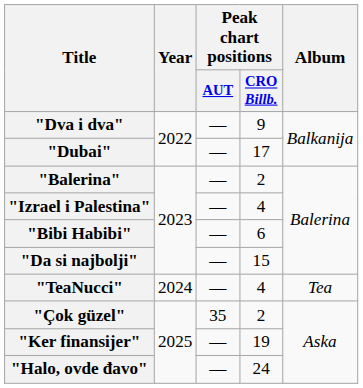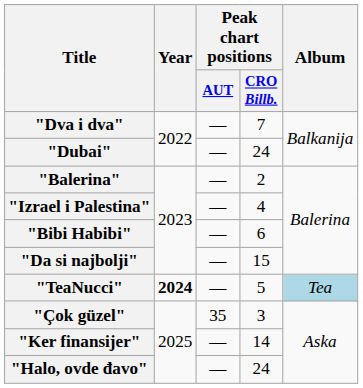(261, 124) 9 -> (261, 124) 7
(261, 152) 17 -> (261, 152) 24
(175, 287) normal -> (175, 287) bold
(261, 287) 4 -> (261, 287) 5
(320, 287) no background -> (320, 287) lightblue background
(261, 314) 2 -> (261, 314) 3
(261, 342) 19 -> (261, 342) 14
